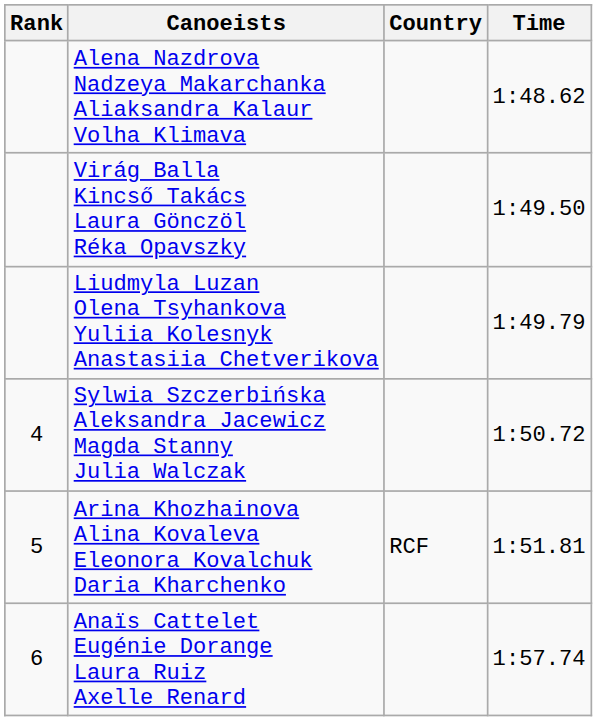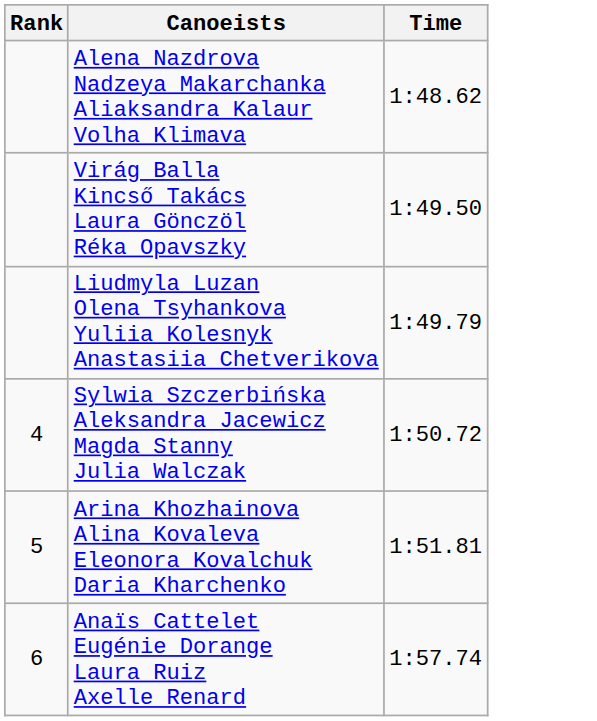- column: (436, 23)
